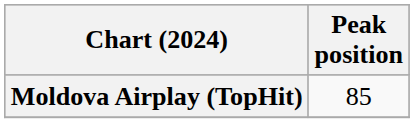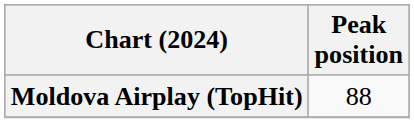(359, 95) 85 -> (359, 95) 88
